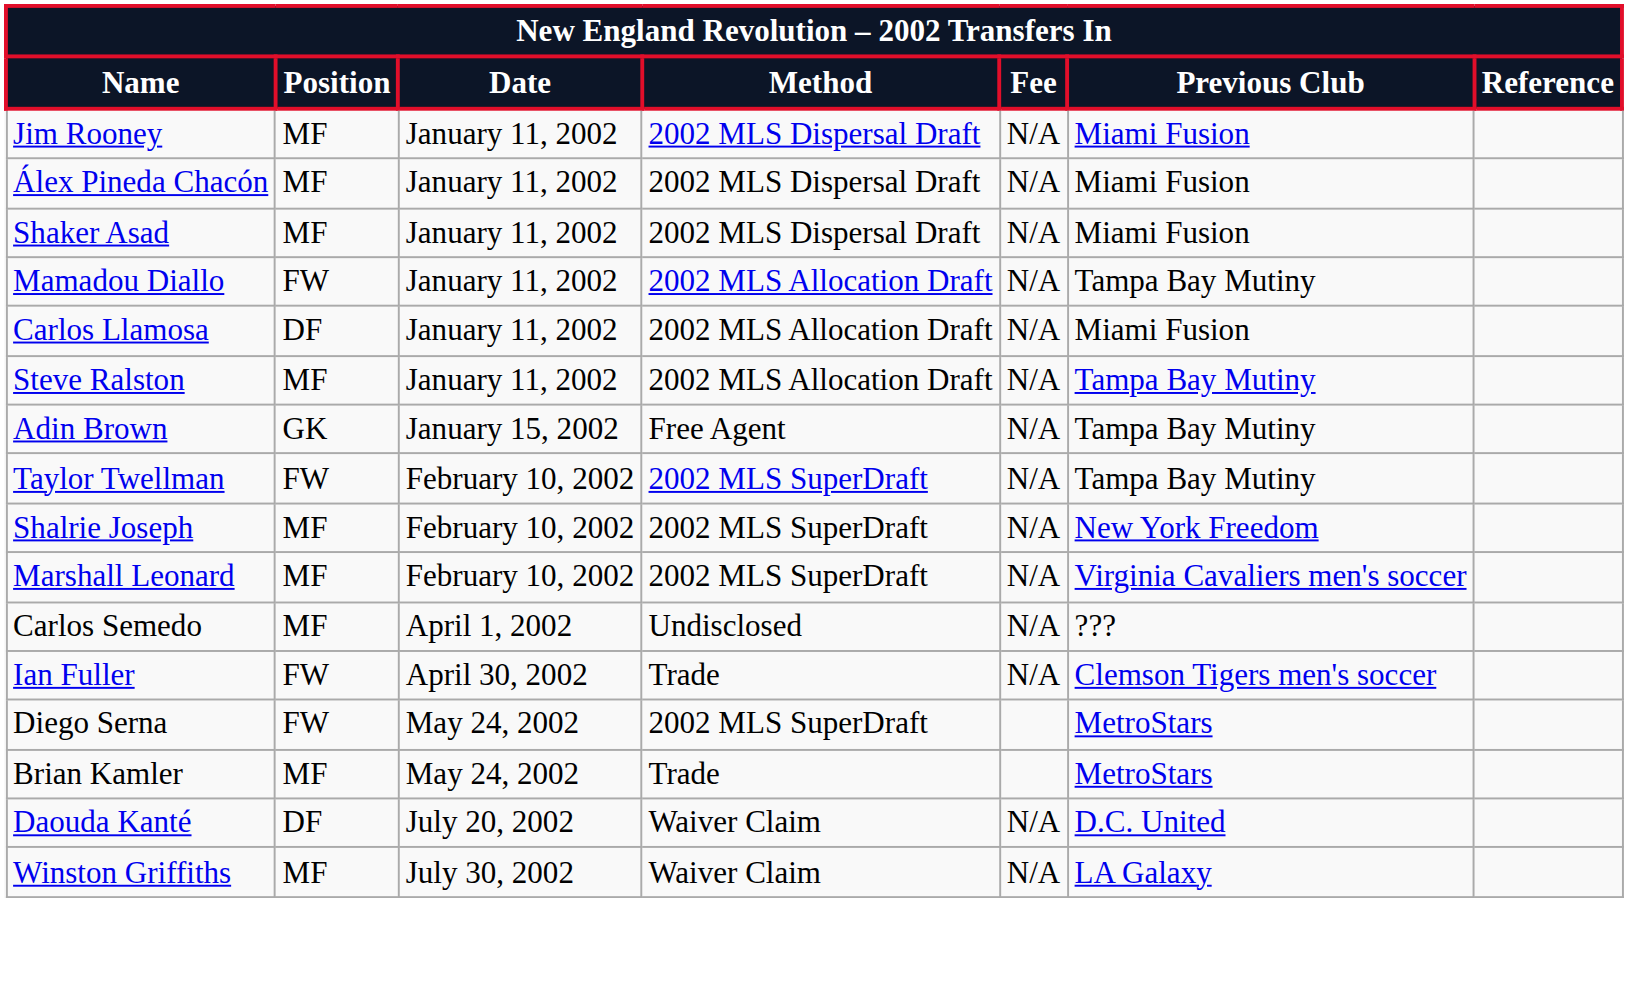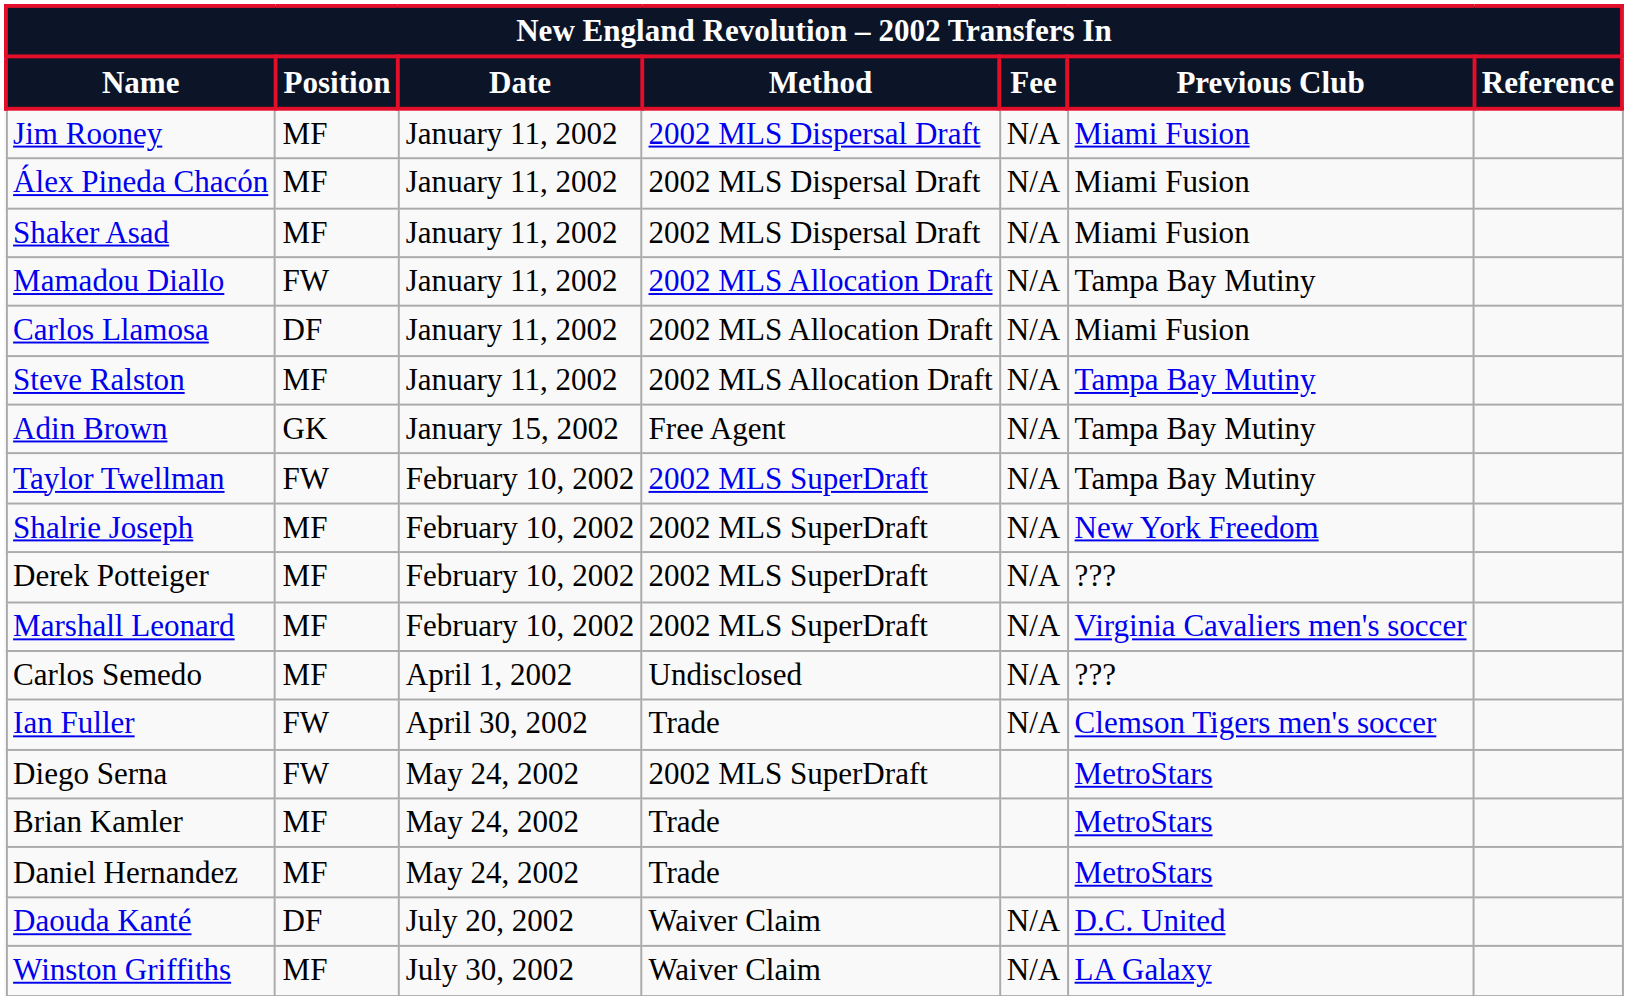+ row: (111, 576)
+ row: (126, 871)
